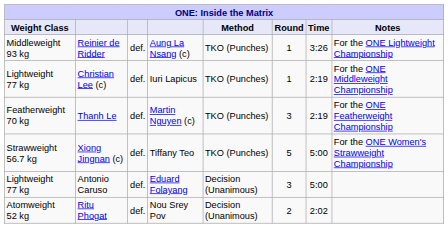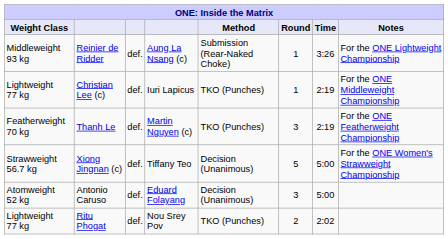(237, 48) TKO (Punches) -> (227, 53) Submission (Rear-Naked Choke)
(237, 152) TKO (Punches) -> (227, 163) Decision (Unanimous)
(30, 184) Lightweight 77 kg -> (31, 195) Atomweight 52 kg
(31, 210) Atomweight 52 kg -> (30, 221) Lightweight 77 kg
(231, 210) Decision (Unanimous) -> (232, 221) TKO (Punches)
